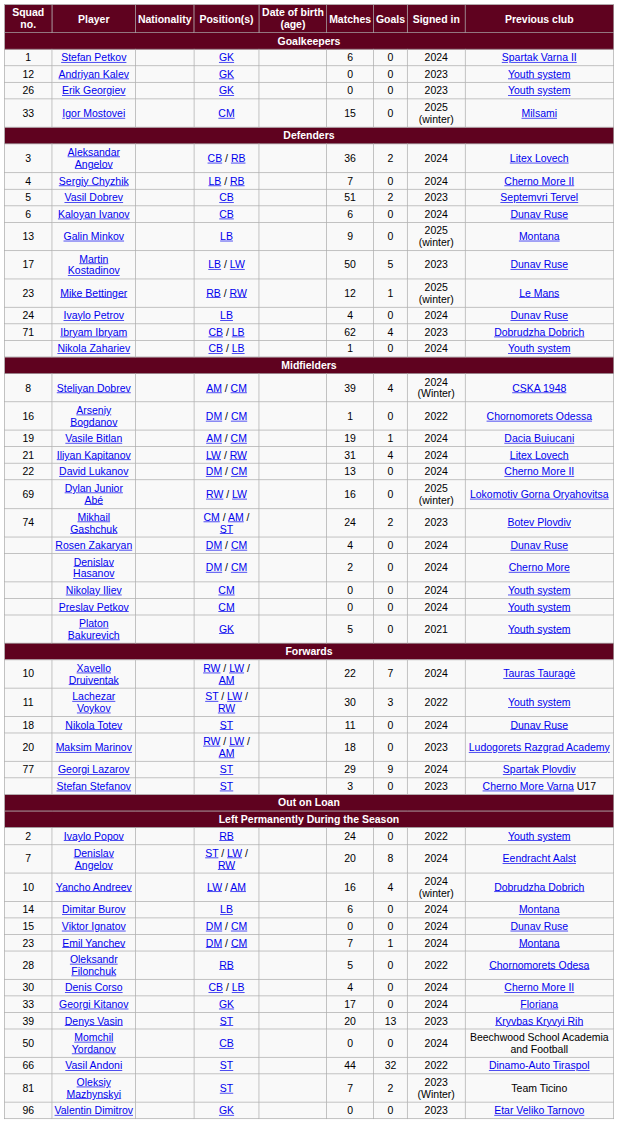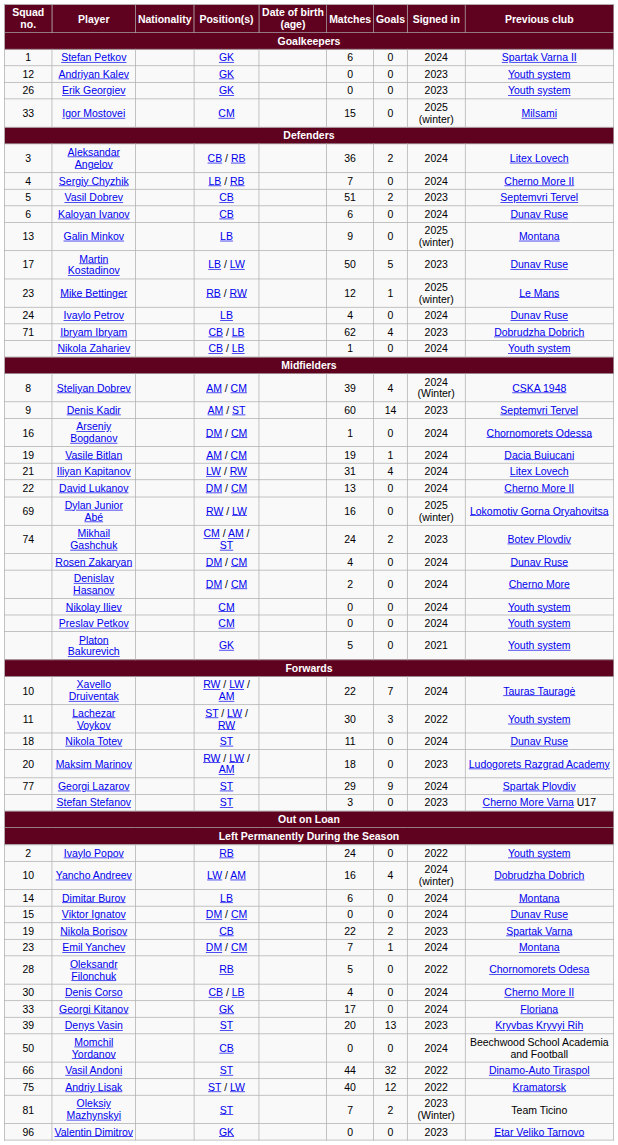+ row: (94, 410)
(436, 416) 2022 -> (436, 433) 2024
- row: (94, 859)
+ row: (94, 931)
+ row: (94, 1087)
